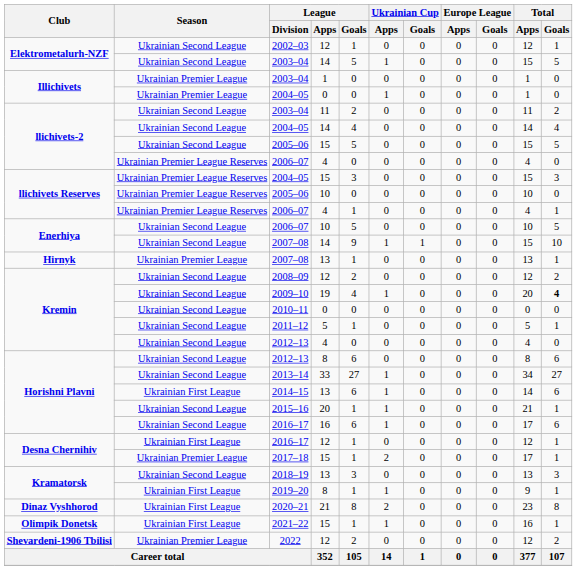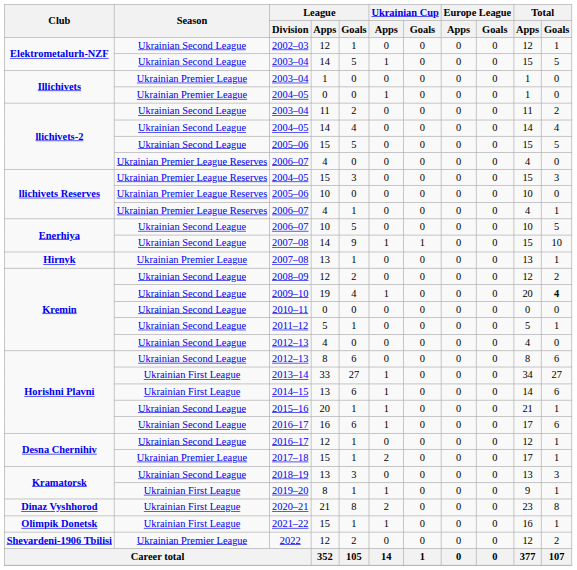(192, 375) Ukrainian Second League -> (192, 375) Ukrainian First League
(192, 441) Ukrainian First League -> (192, 441) Ukrainian Second League
